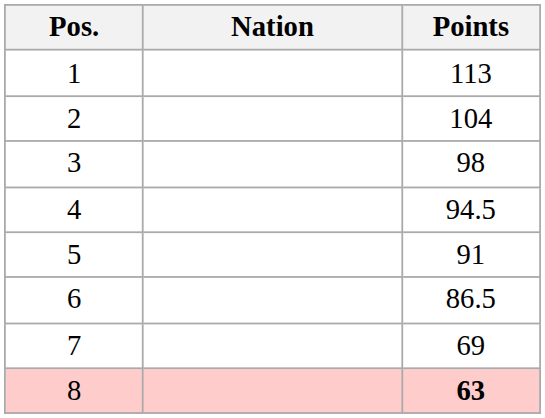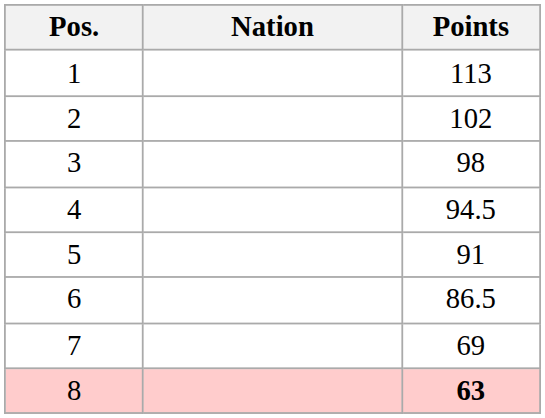(471, 118) 104 -> (471, 118) 102
